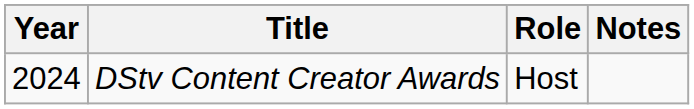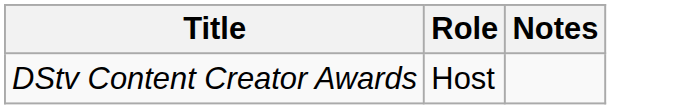- column: (46, 28)
